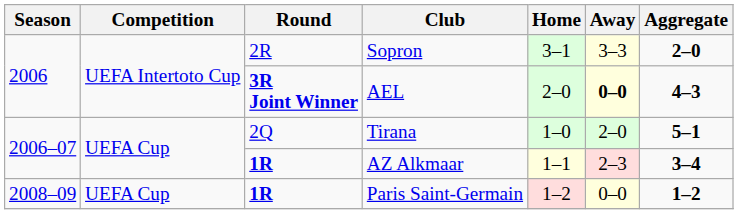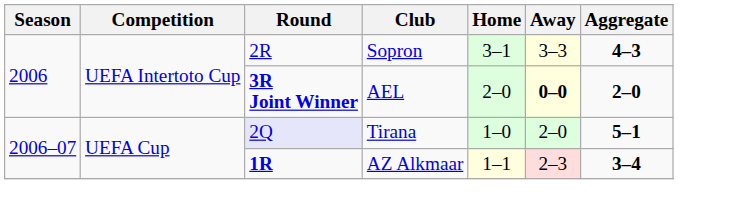(686, 50) 2–0 -> (626, 50) 4–3
(686, 91) 4–3 -> (626, 91) 2–0
(261, 132) no background -> (261, 132) lavender background
- row: (445, 193)
